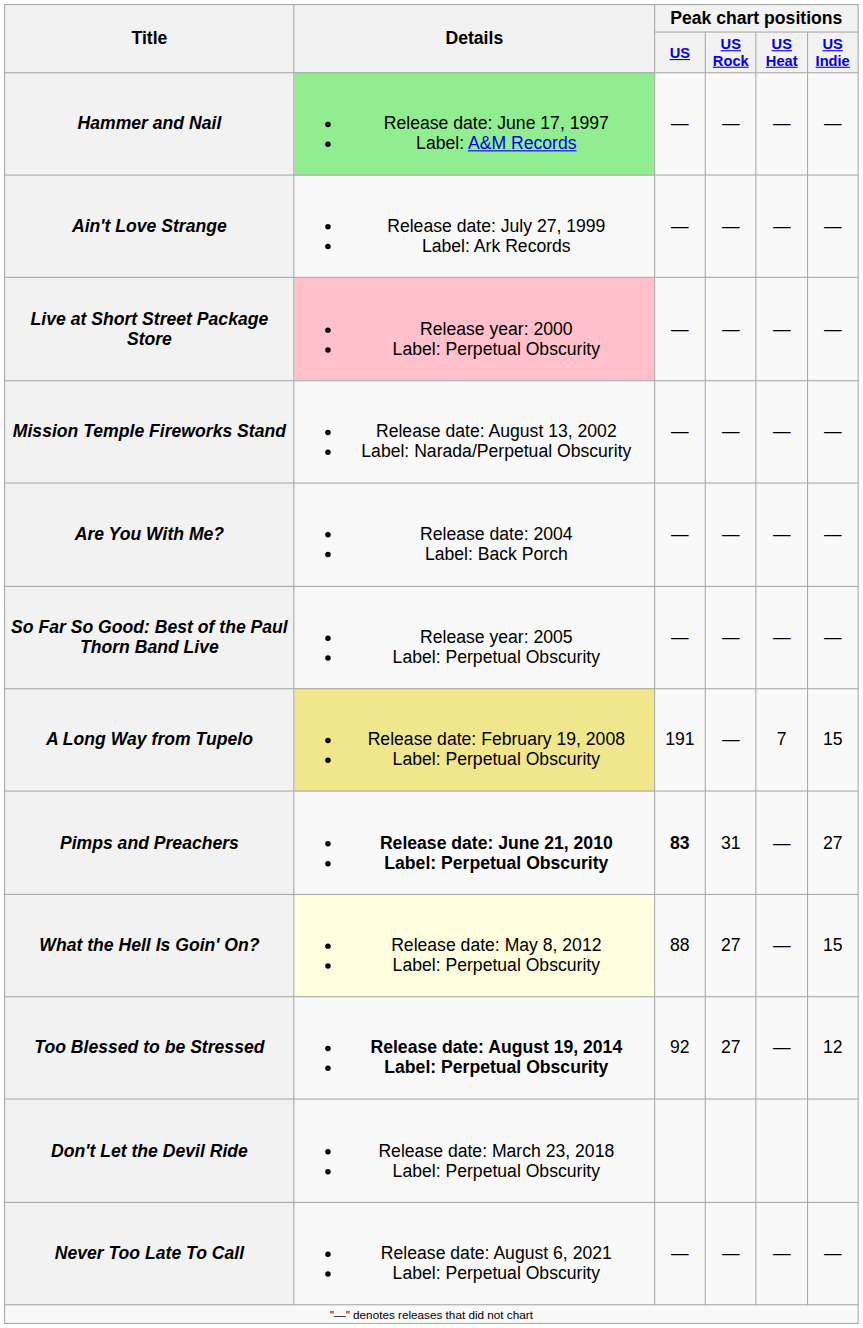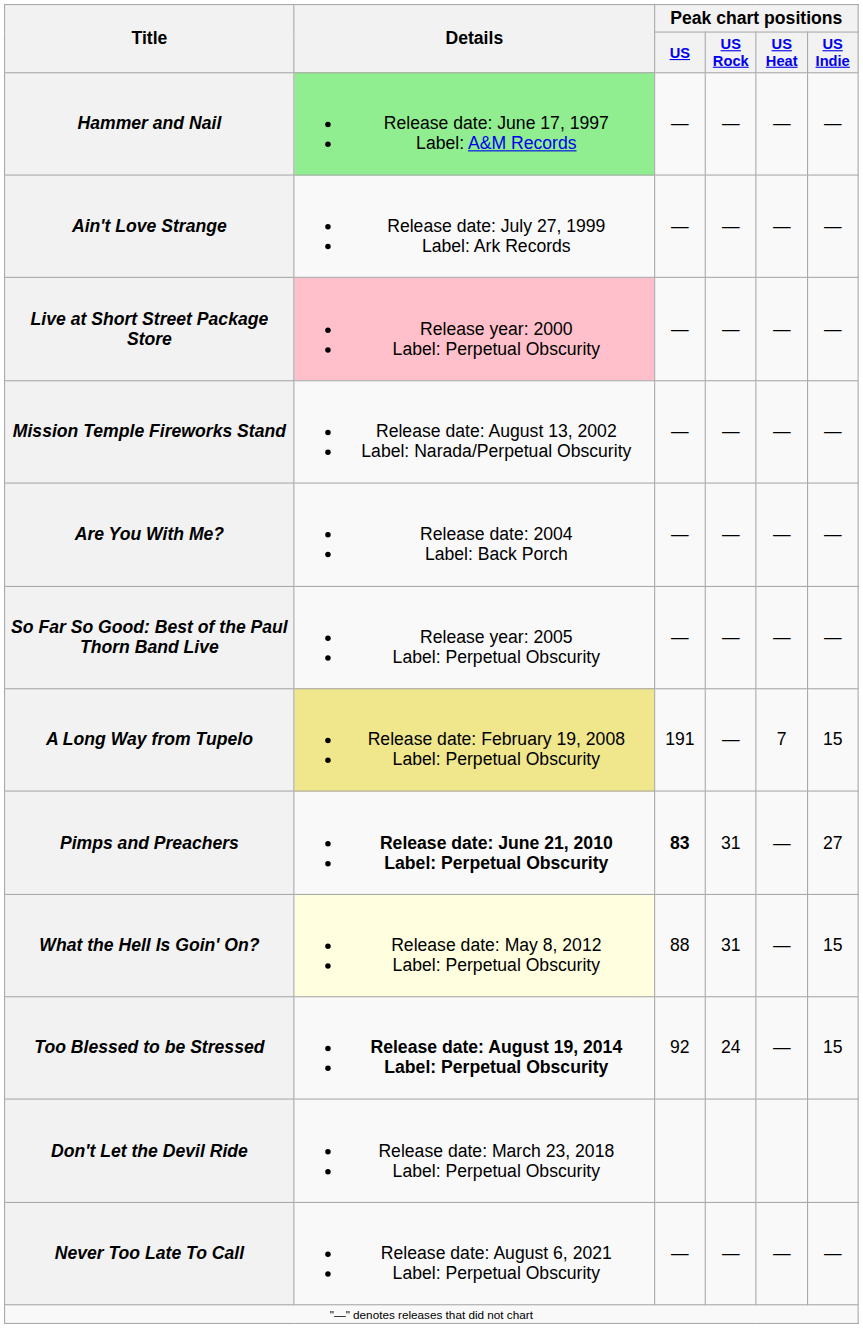(731, 945) 27 -> (731, 945) 31
(731, 1048) 27 -> (731, 1048) 24
(833, 1048) 12 -> (833, 1048) 15
